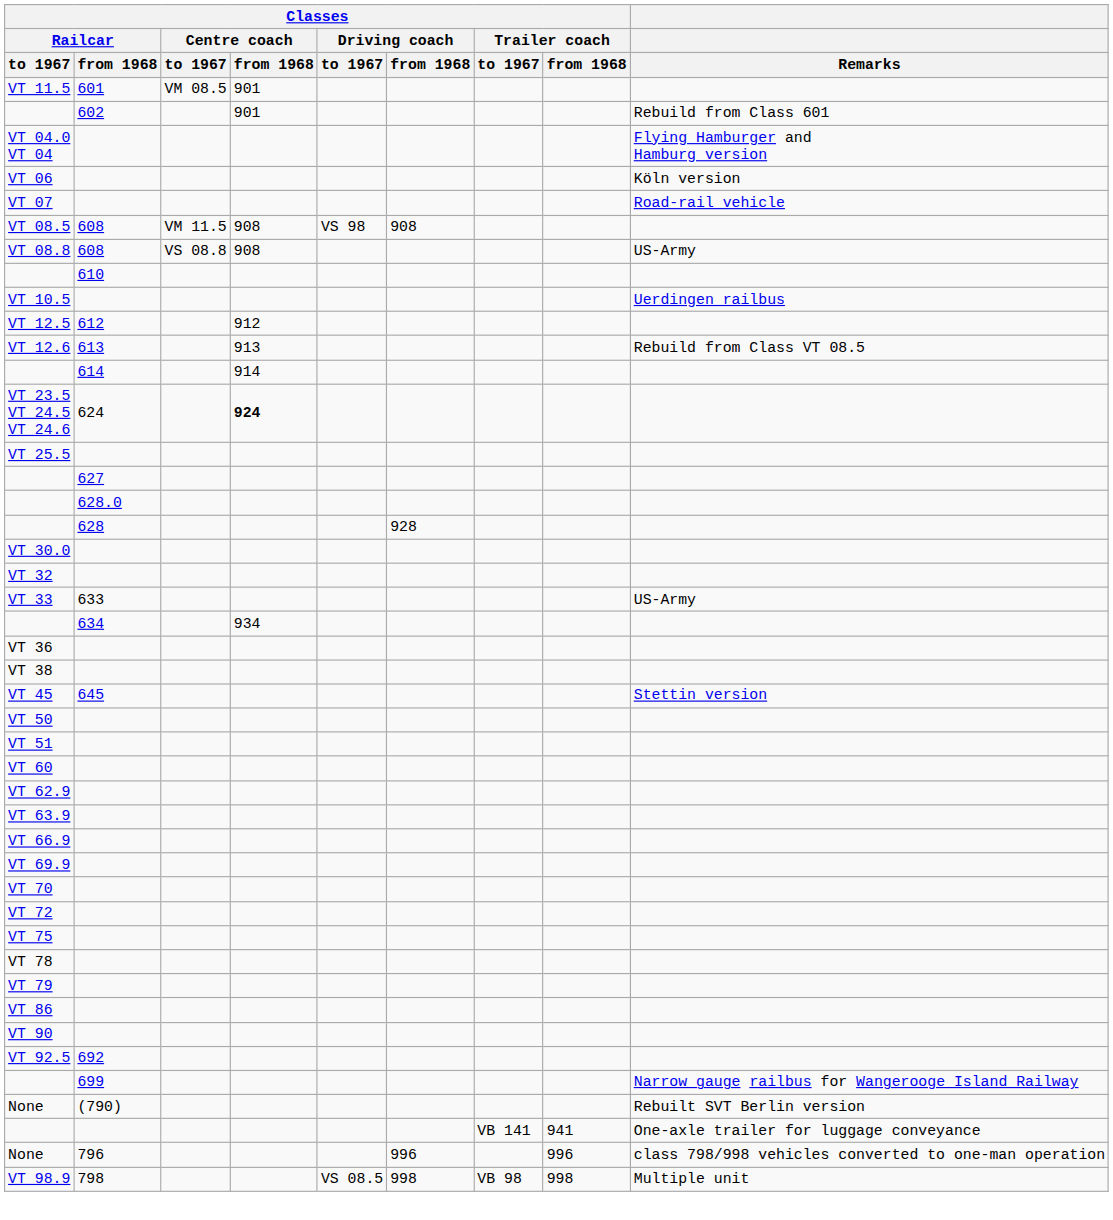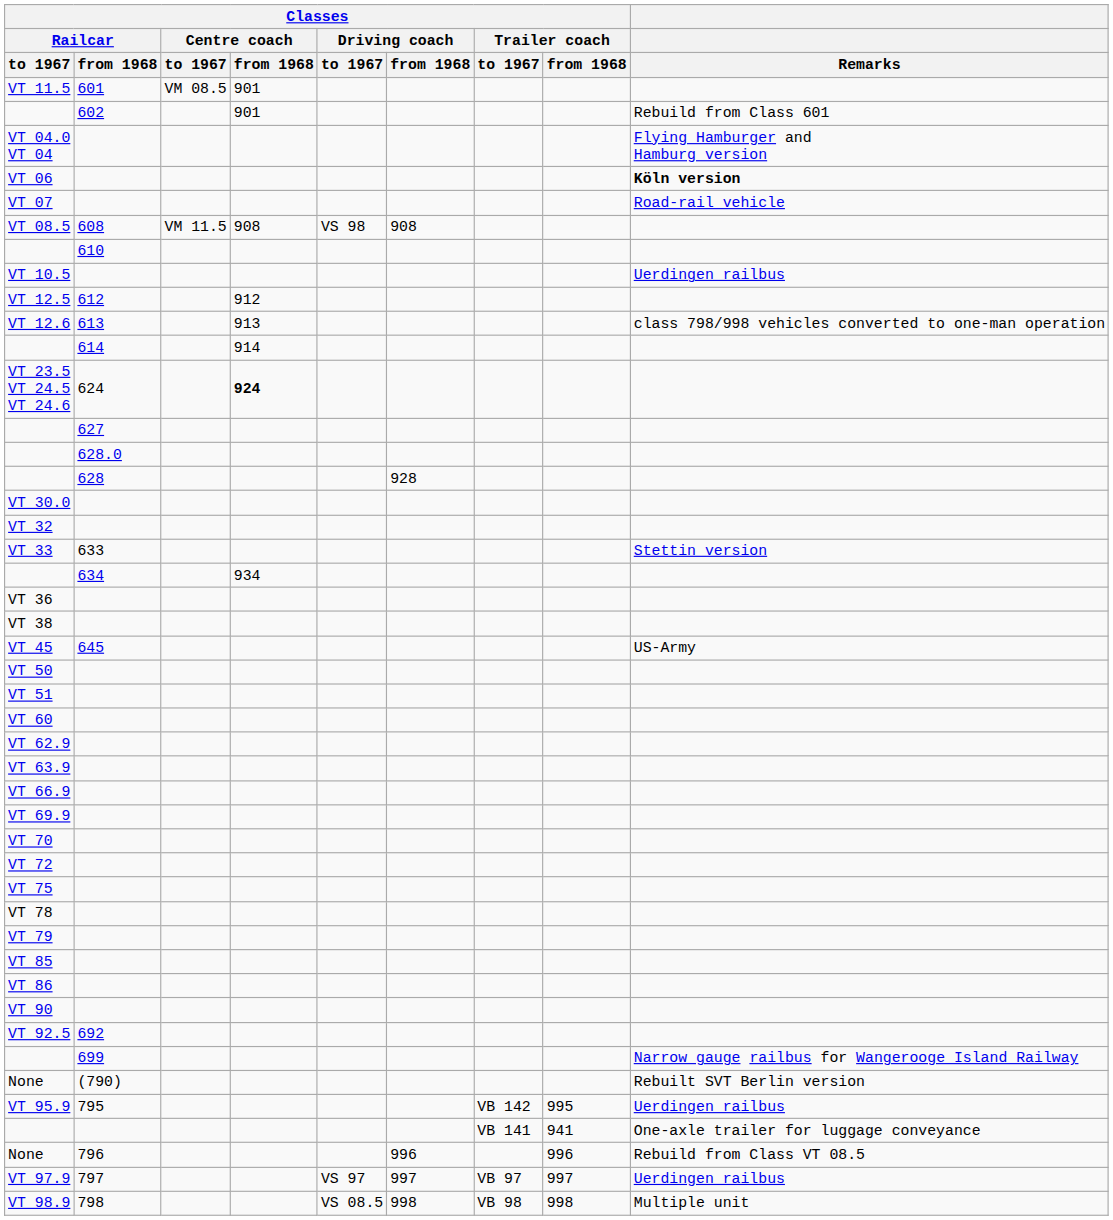(687, 179) normal -> (687, 179) bold
- row: (39, 251)
(749, 348) Rebuild from Class VT 08.5 -> (869, 324) class 798/998 vehicles converted to one-man operation
- row: (39, 454)
(665, 599) US-Army -> (700, 551) Stettin version
(700, 696) Stettin version -> (665, 648) US-Army
+ row: (30, 962)
+ row: (39, 1107)
(869, 1155) class 798/998 vehicles converted to one-man operation -> (749, 1155) Rebuild from Class VT 08.5
+ row: (39, 1179)
